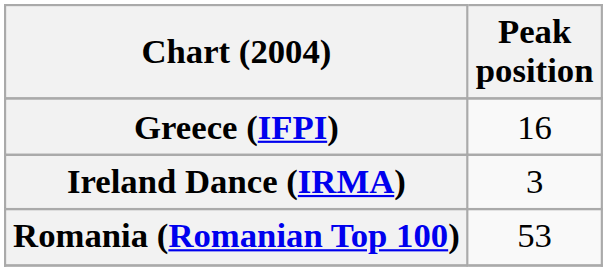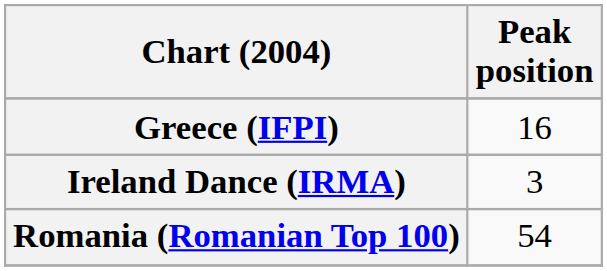(535, 236) 53 -> (535, 236) 54
